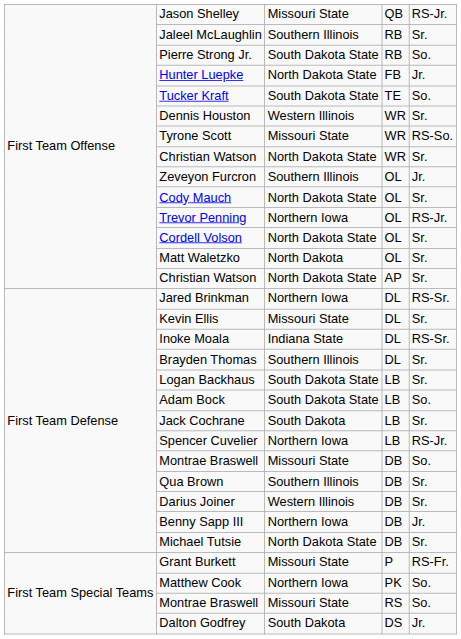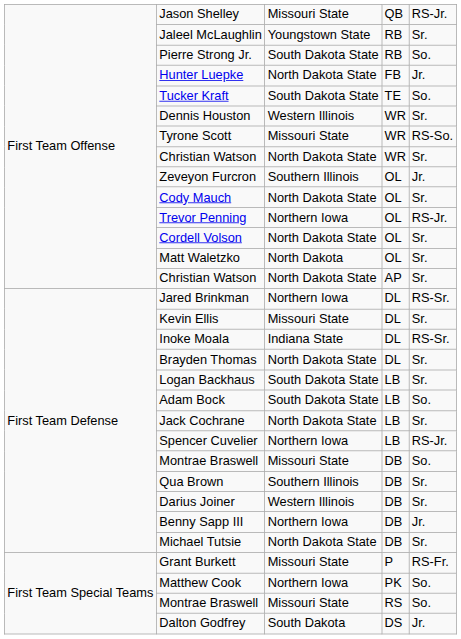(313, 34) Southern Illinois -> (319, 34) Youngstown State
(313, 359) Southern Illinois -> (322, 359) North Dakota State
(306, 420) South Dakota -> (322, 420) North Dakota State
